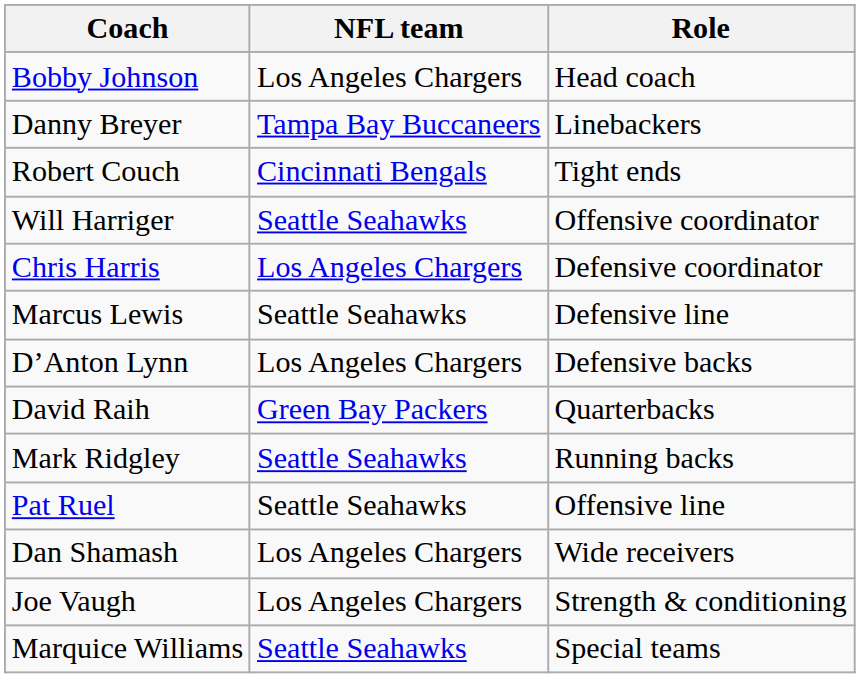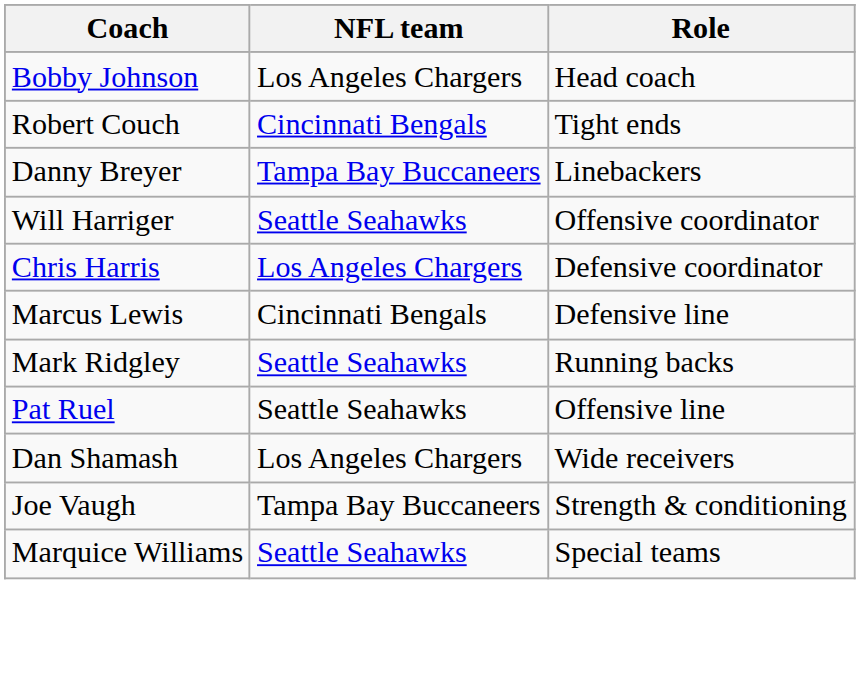rows swapped: (97, 123) <-> (96, 171)
(362, 314) Seattle Seahawks -> (372, 314) Cincinnati Bengals
- row: (100, 362)
- row: (81, 409)
(390, 600) Los Angeles Chargers -> (399, 505) Tampa Bay Buccaneers
